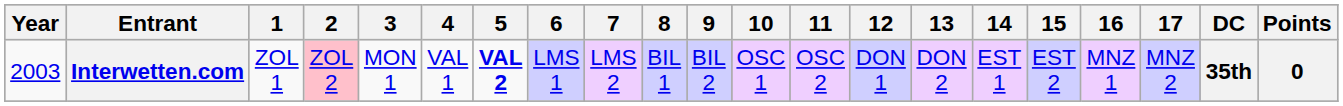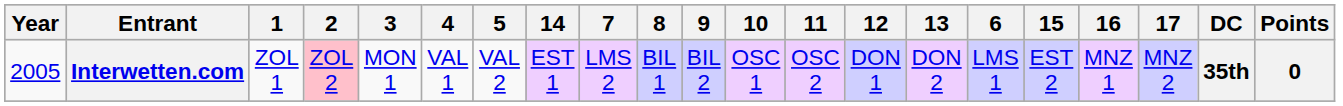columns swapped: (556, 22) <-> (999, 22)
(35, 70) 2003 -> (35, 70) 2005
(501, 70) bold -> (499, 70) normal
